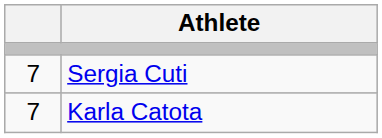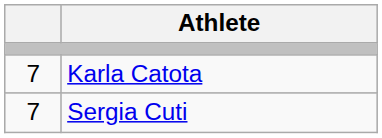rows swapped: (135, 112) <-> (127, 73)
